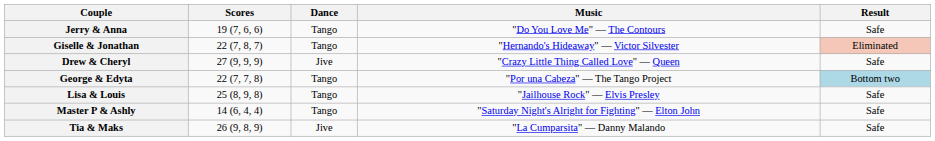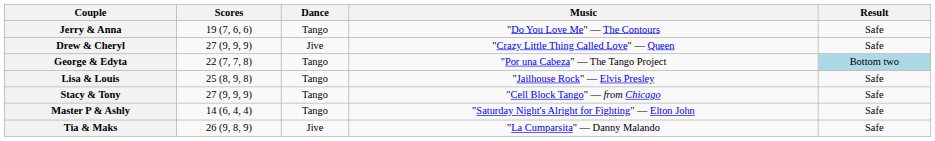- row: (96, 45)
+ row: (91, 95)
